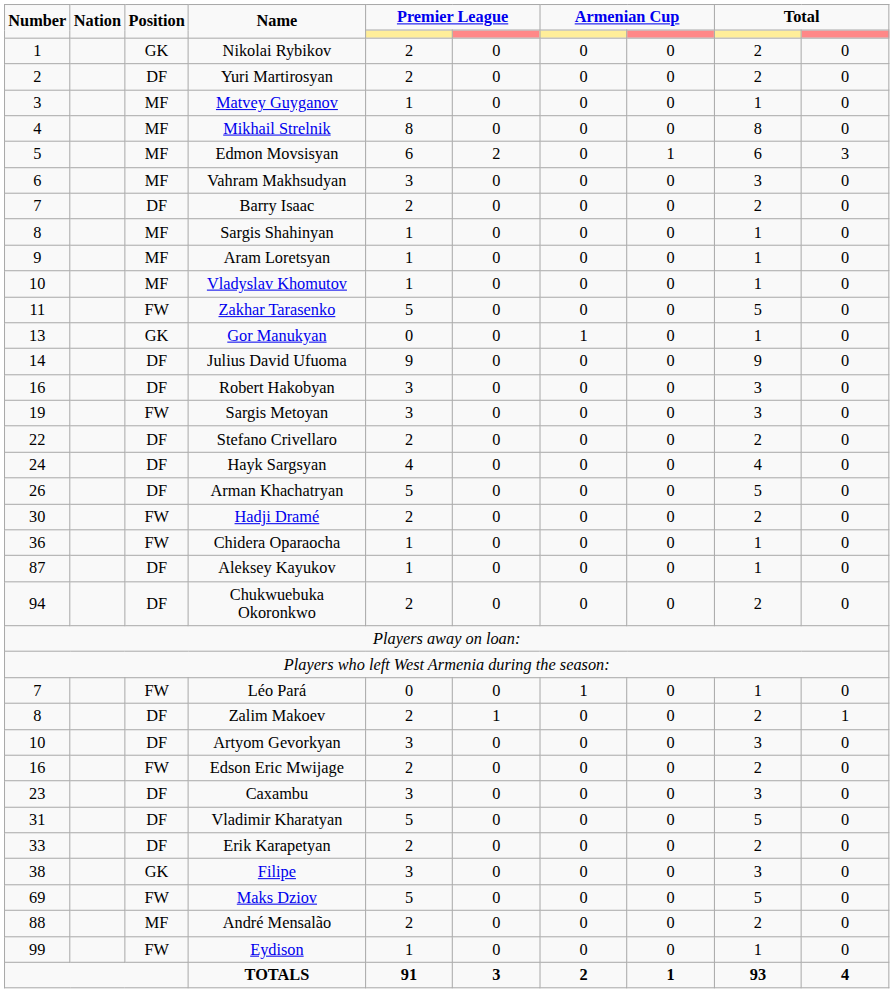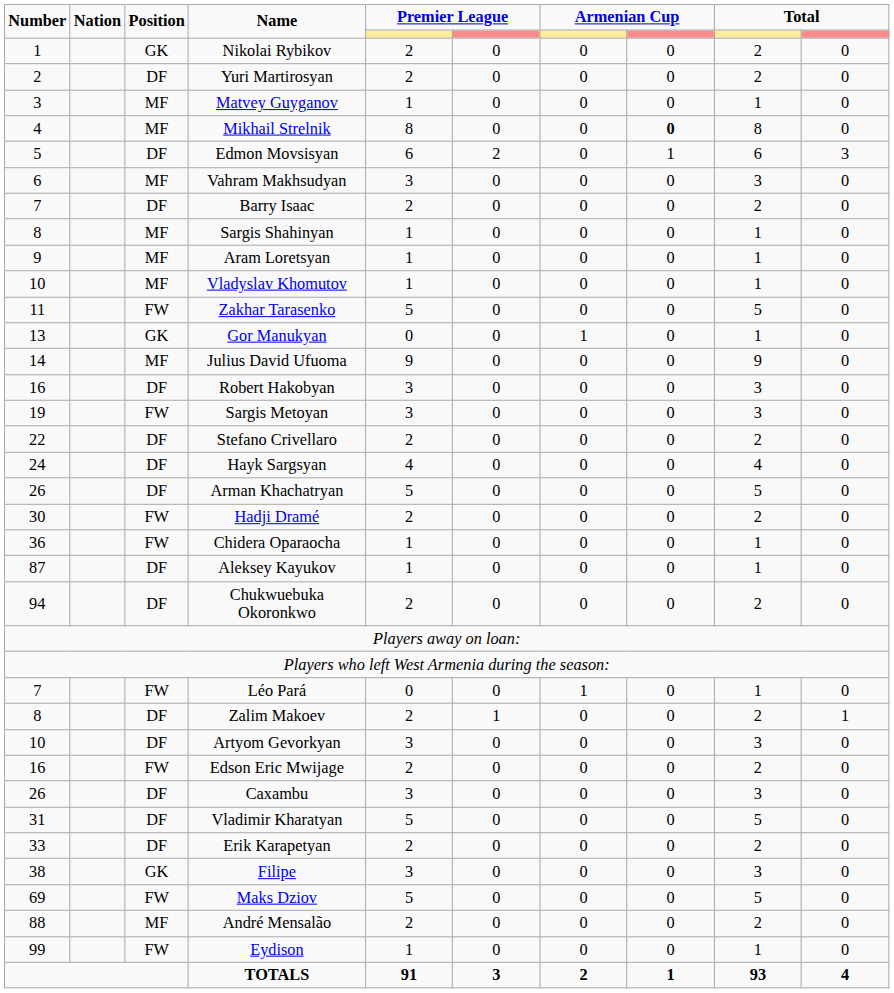(671, 128) normal -> (671, 128) bold
(157, 154) MF -> (157, 154) DF
(157, 361) DF -> (157, 361) MF
(37, 793) 23 -> (37, 793) 26
